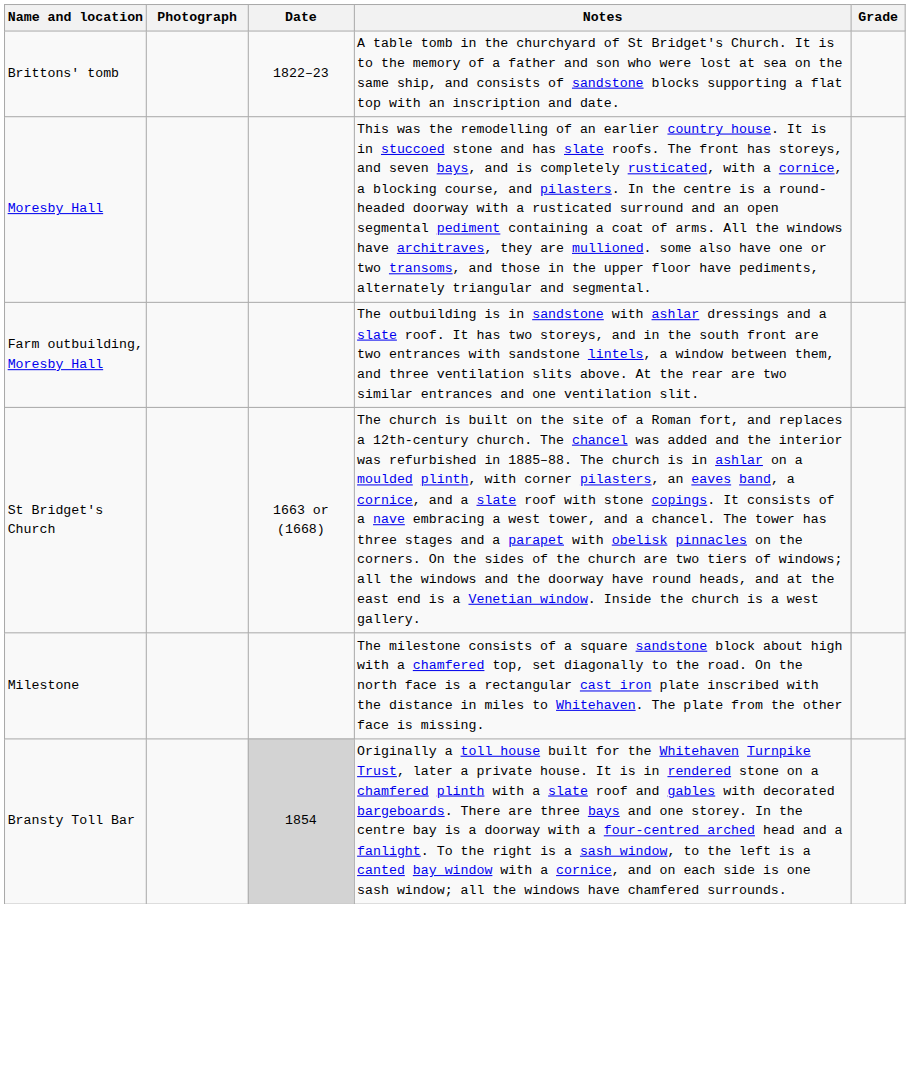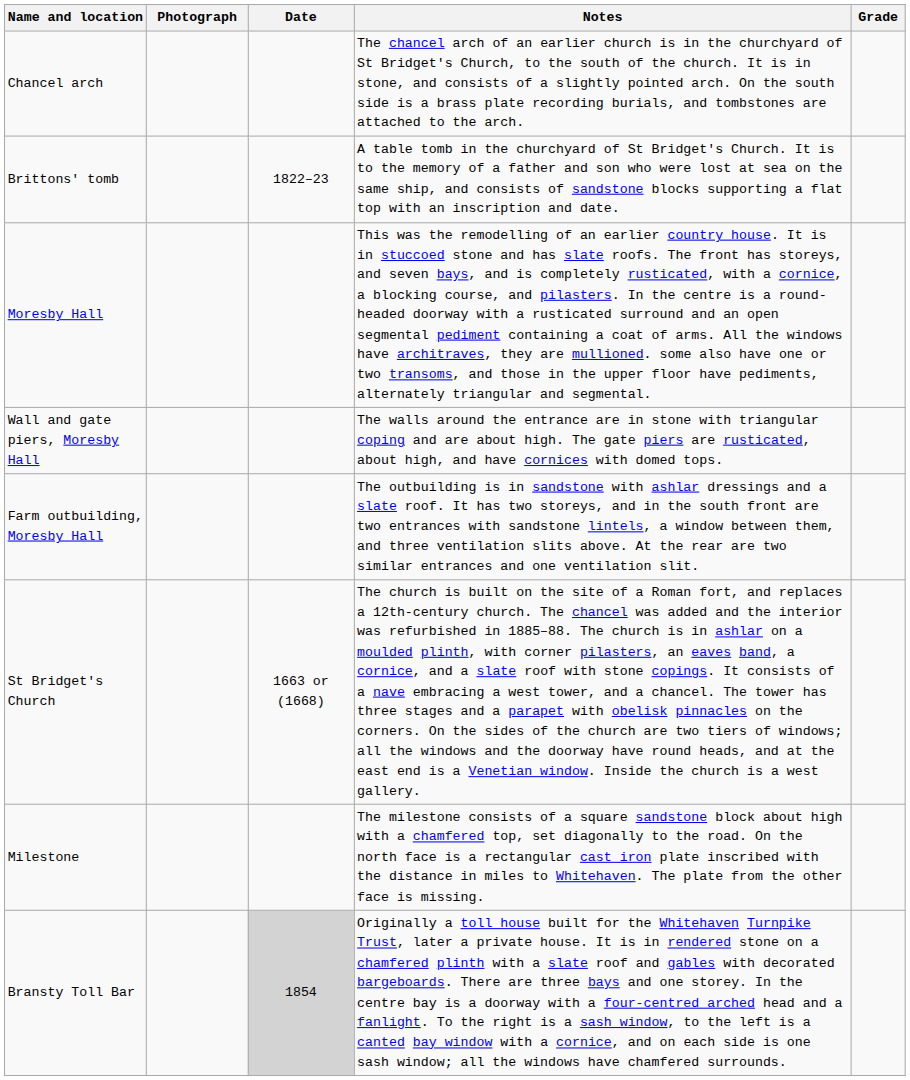+ row: (55, 83)
+ row: (63, 440)
